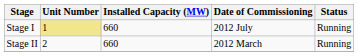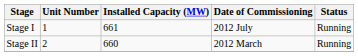(45, 28) khaki background -> (45, 28) no background
(111, 28) 660 -> (111, 28) 661
